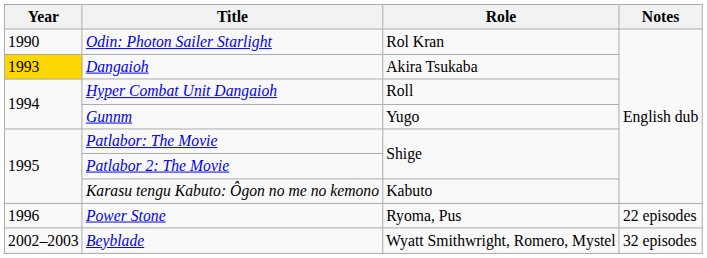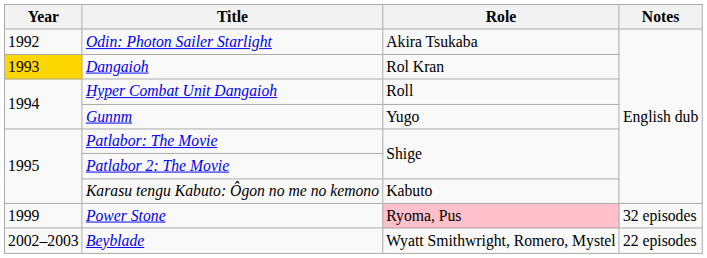(24, 41) 1990 -> (24, 41) 1992
(415, 41) Rol Kran -> (432, 41) Akira Tsukaba
(432, 66) Akira Tsukaba -> (415, 66) Rol Kran
(24, 215) 1996 -> (24, 215) 1999
(424, 215) no background -> (424, 215) pink background
(660, 215) 22 episodes -> (660, 215) 32 episodes
(660, 240) 32 episodes -> (660, 240) 22 episodes
